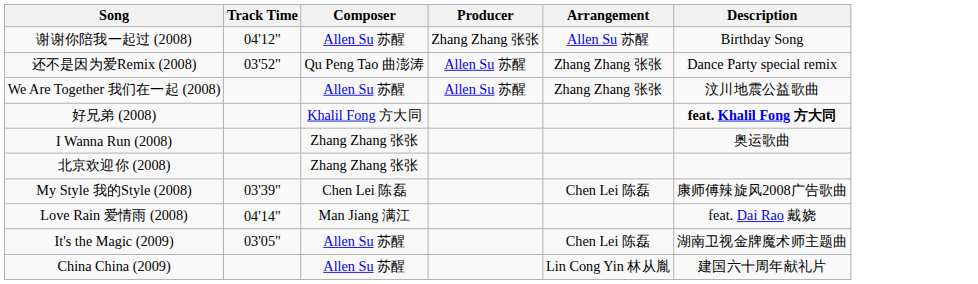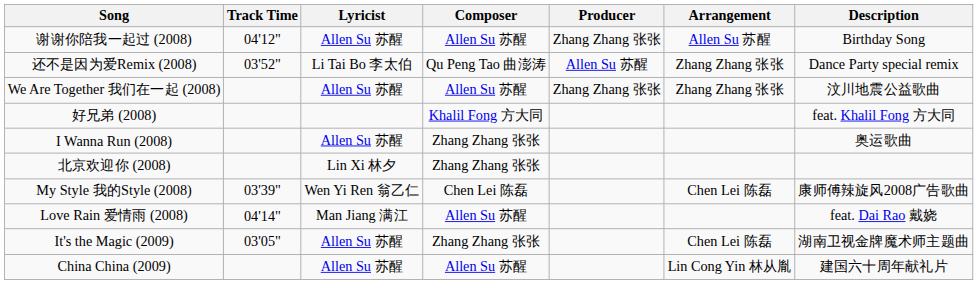+ column: (362, 15)
(485, 89) Allen Su 苏醒 -> (607, 89) Zhang Zhang 张张
(762, 115) bold -> (884, 115) normal
(364, 216) Man Jiang 满江 -> (486, 216) Allen Su 苏醒
(364, 241) Allen Su 苏醒 -> (486, 241) Zhang Zhang 张张
